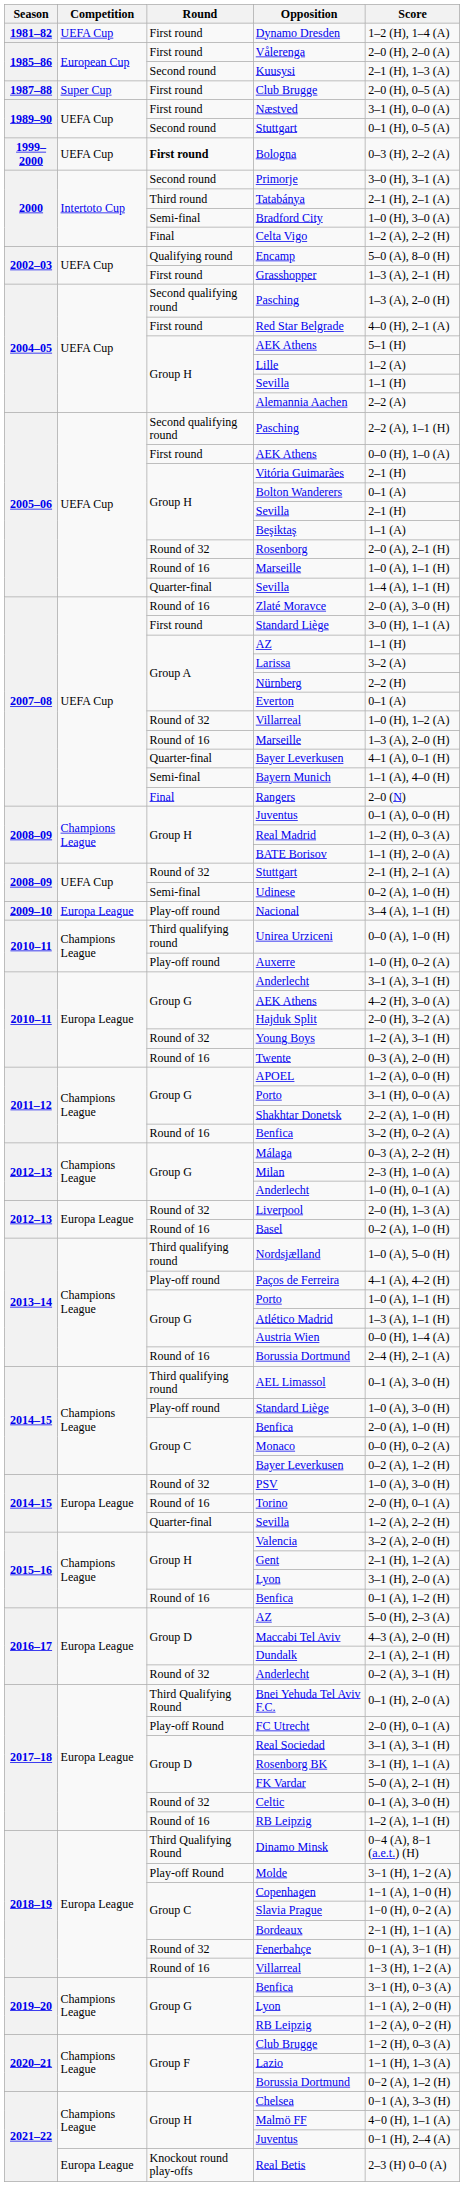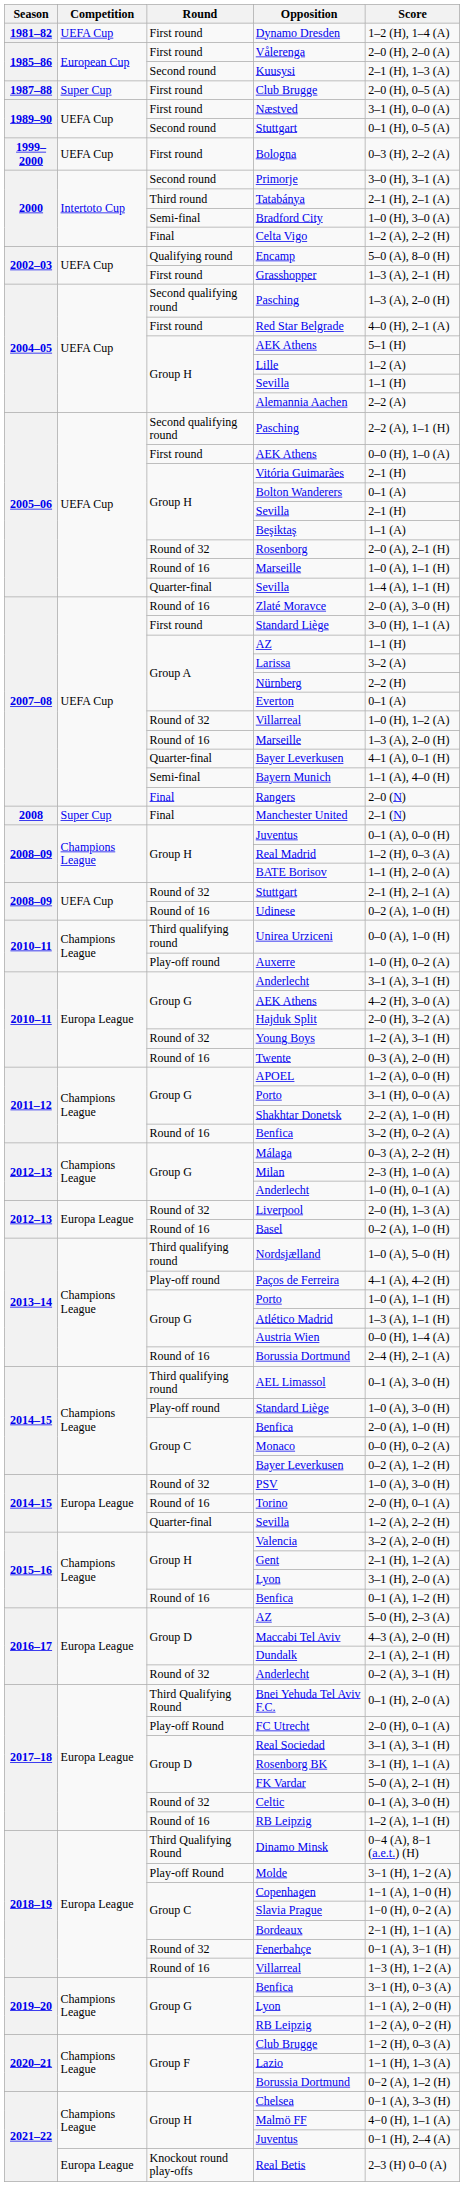(179, 153) bold -> (176, 153) normal
+ row: (31, 815)
(175, 891) Semi-final -> (180, 910) Round of 16
- row: (31, 910)
